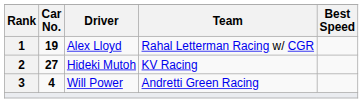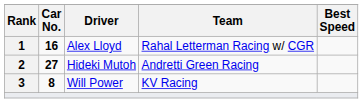(51, 46) 19 -> (51, 46) 16
(170, 65) KV Racing -> (200, 65) Andretti Green Racing
(52, 84) 4 -> (52, 84) 8
(200, 84) Andretti Green Racing -> (170, 84) KV Racing
